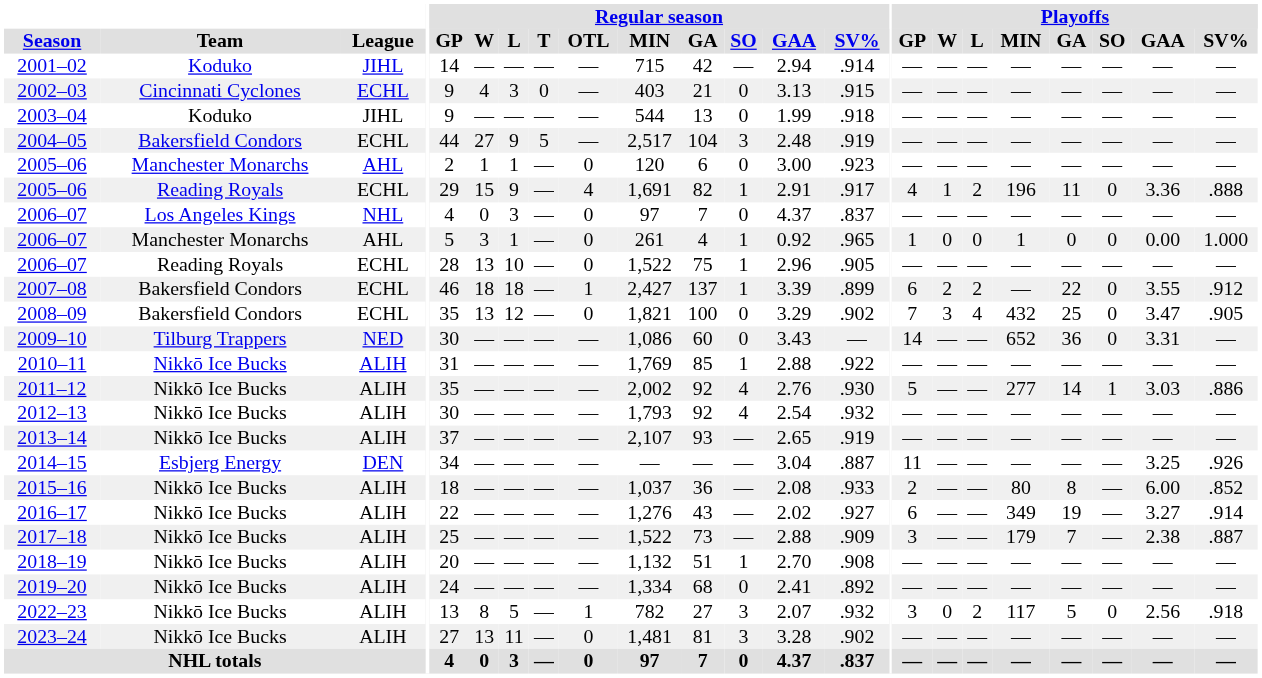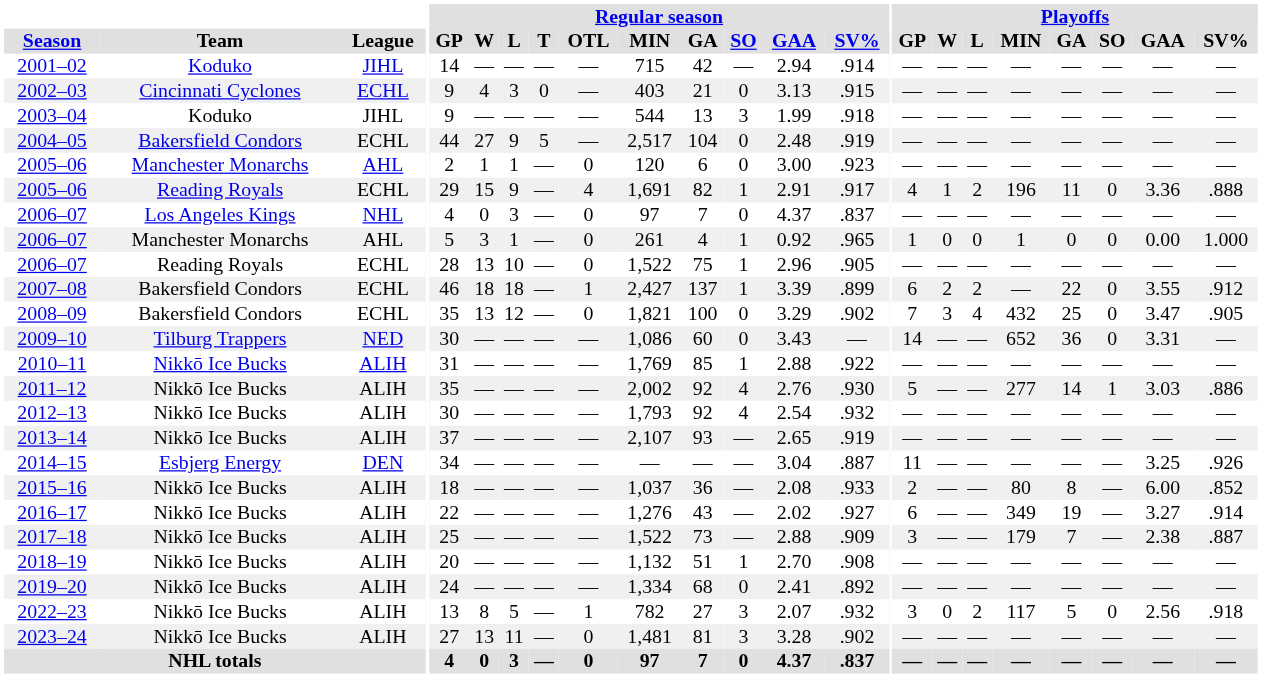(744, 115) 0 -> (744, 115) 3
(744, 140) 3 -> (744, 140) 0
